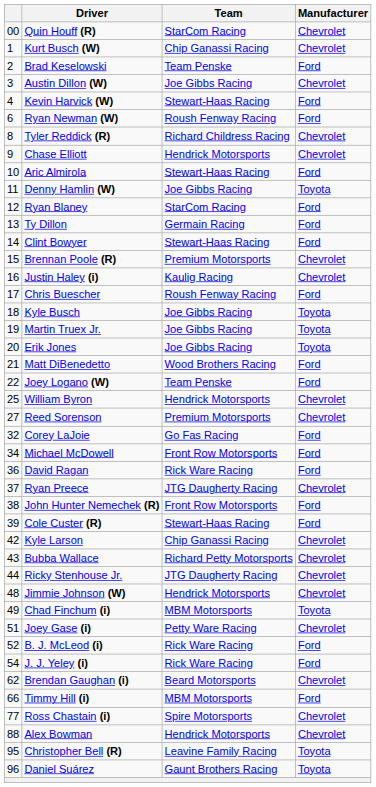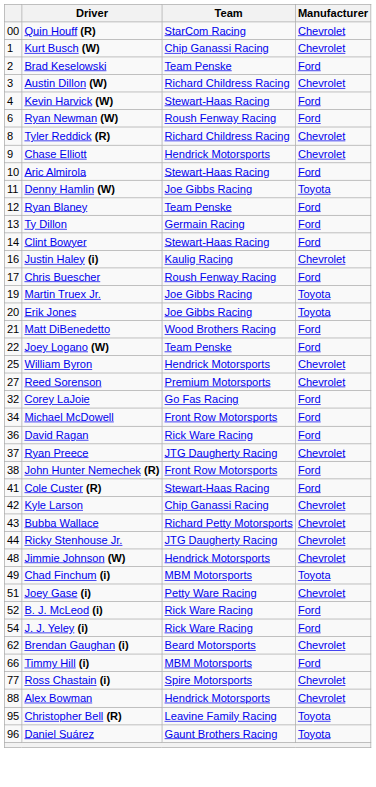(208, 84) Joe Gibbs Racing -> (227, 84) Richard Childress Racing
(205, 207) StarCom Racing -> (198, 207) Team Penske
- row: (70, 259)
- row: (52, 312)
(13, 523) 39 -> (13, 488) 41
